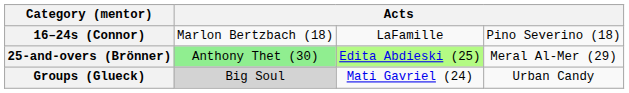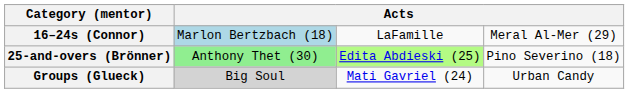(255, 35) no background -> (255, 35) lightblue background
(553, 35) Pino Severino (18) -> (553, 35) Meral Al-Mer (29)
(553, 56) Meral Al-Mer (29) -> (553, 56) Pino Severino (18)
